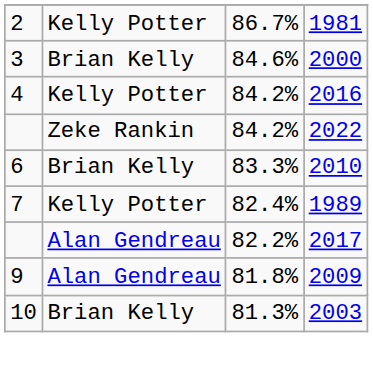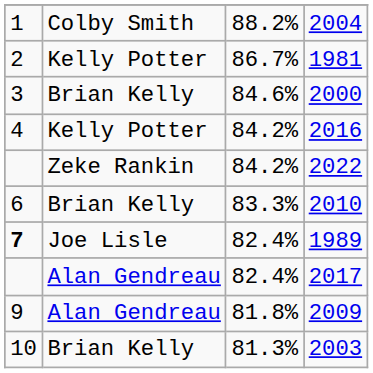+ row: (335, 23)
(17, 204) normal -> (17, 240) bold
(127, 204) Kelly Potter -> (107, 240) Joe Lisle
(265, 240) 82.2% -> (265, 277) 82.4%
